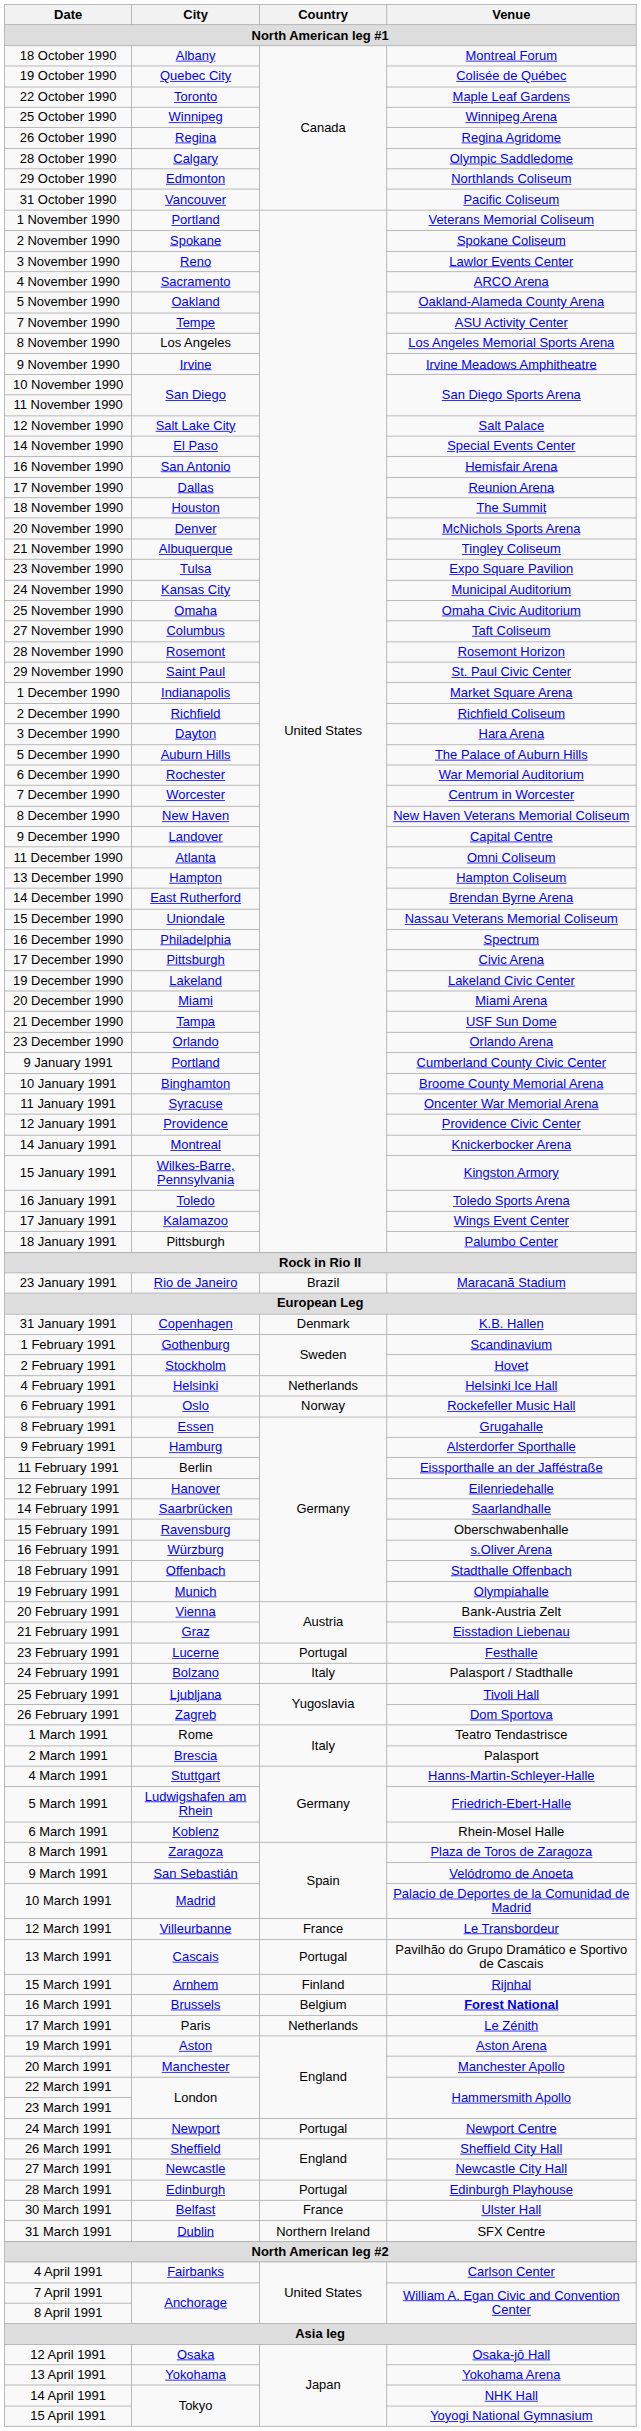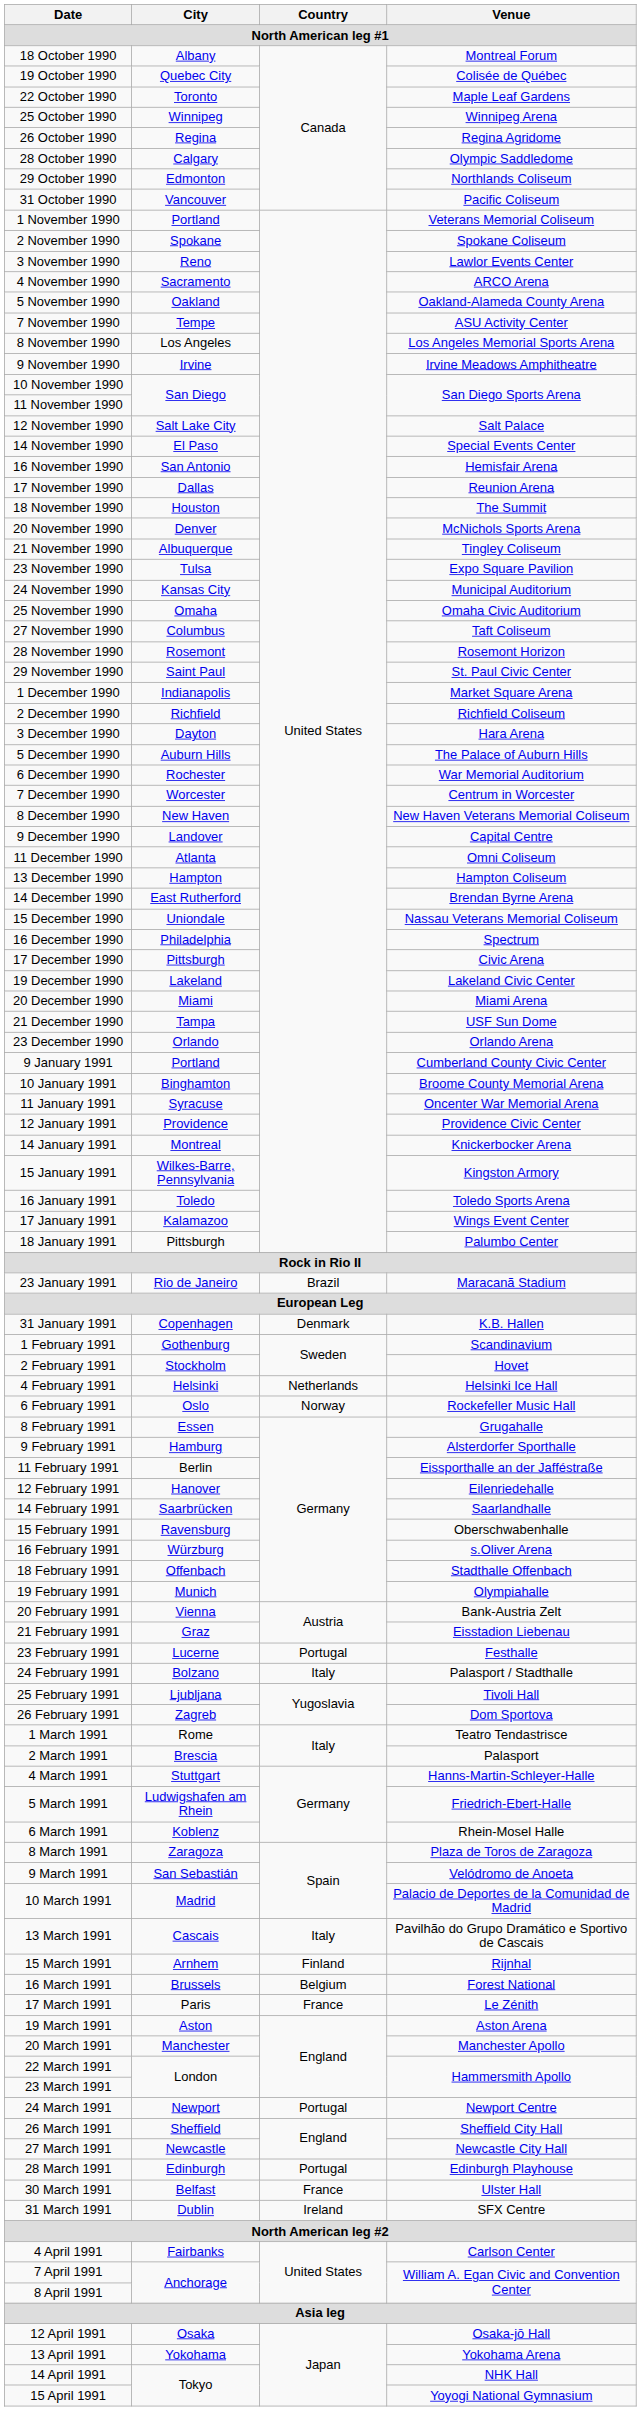- row: (68, 1928)
(323, 1956) Portugal -> (323, 1936) Italy
(511, 2005) bold -> (511, 1984) normal
(323, 2025) Netherlands -> (323, 2005) France
(323, 2231) Northern Ireland -> (323, 2210) Ireland
